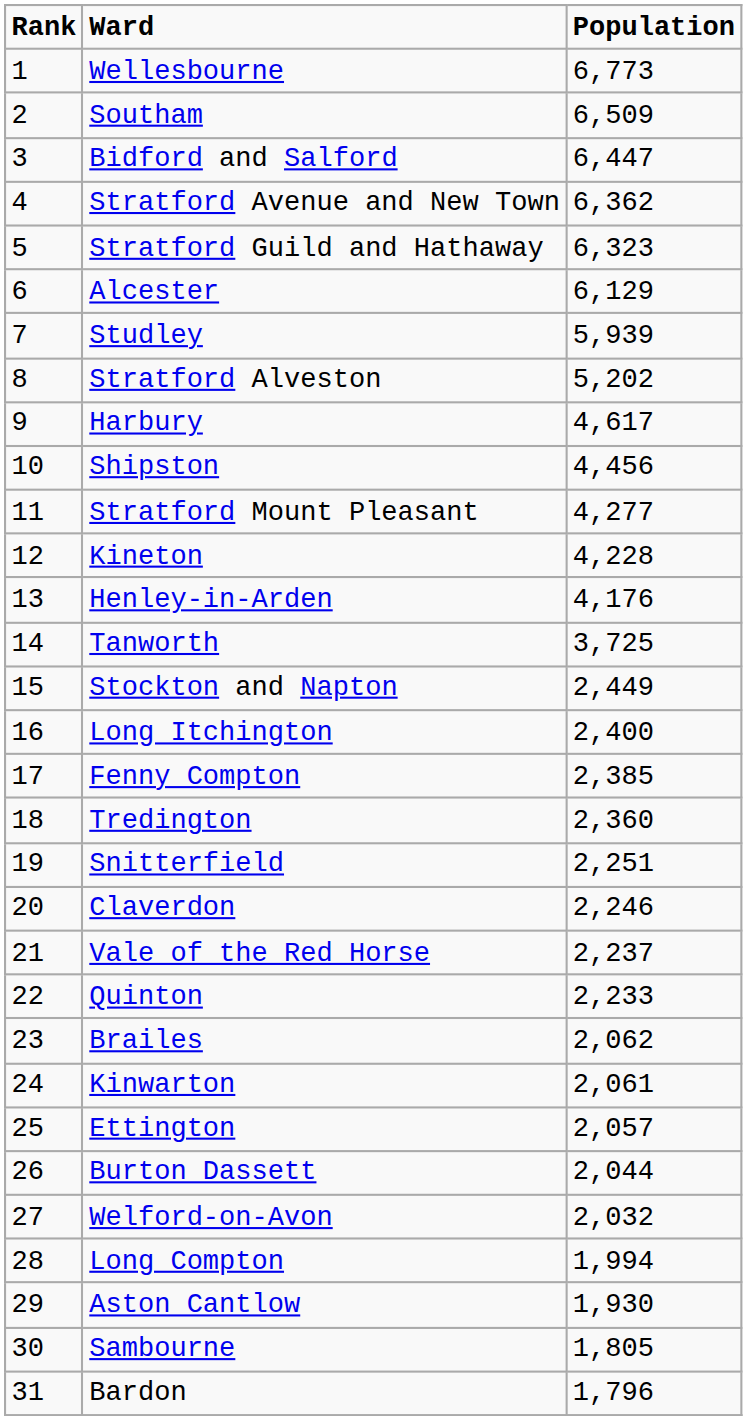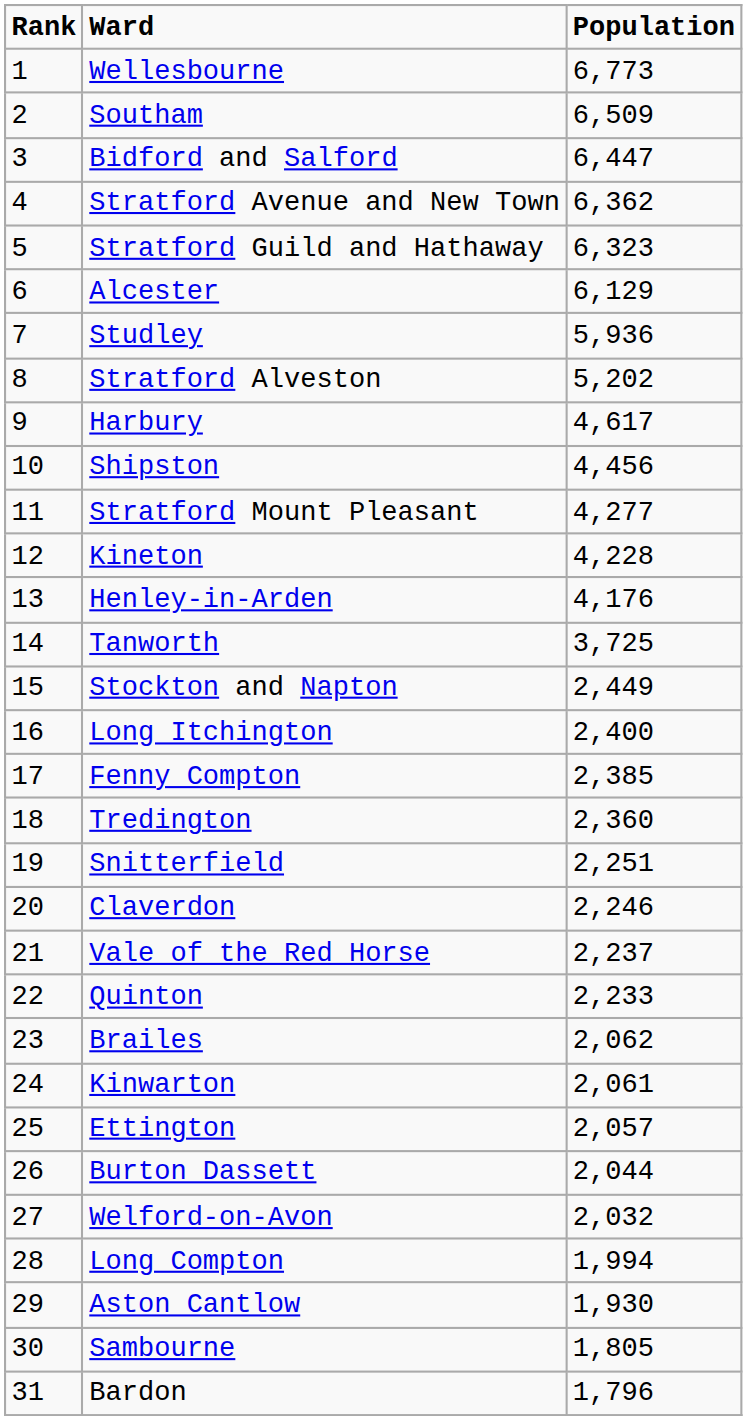(613, 336) 5,939 -> (613, 336) 5,936
